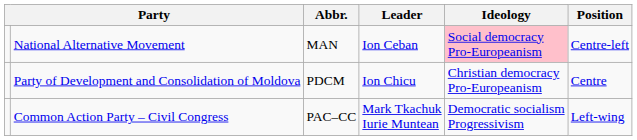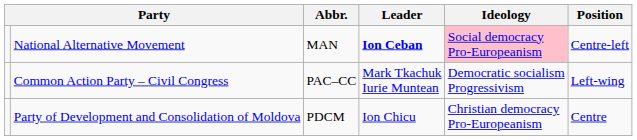(390, 44) normal -> (392, 44) bold
rows swapped: (157, 80) <-> (121, 116)
